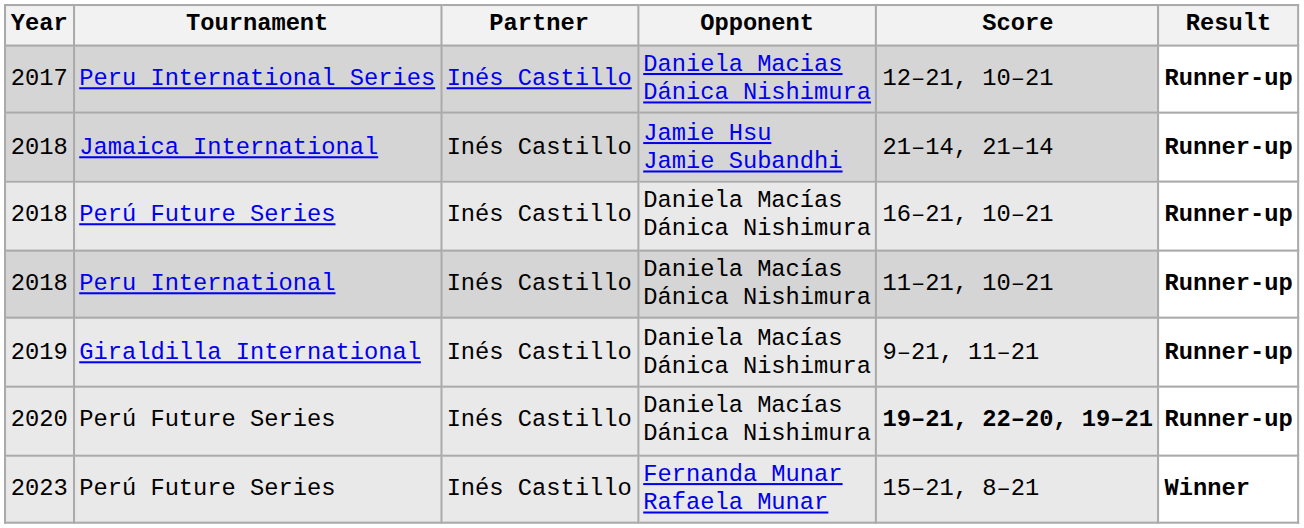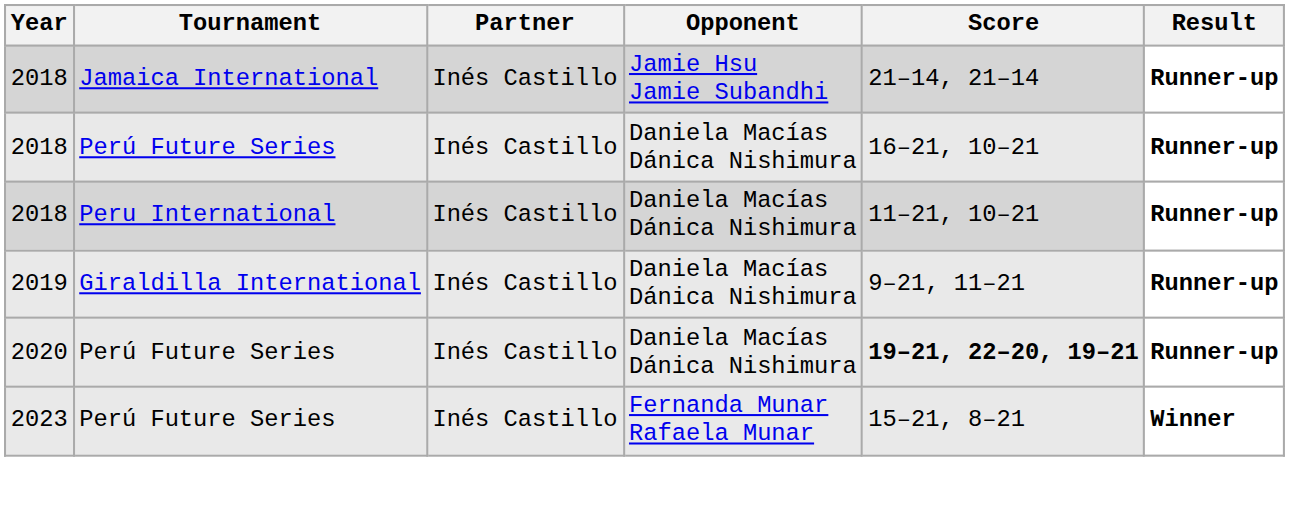- row: (39, 79)
